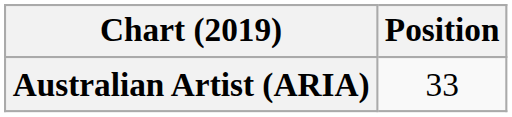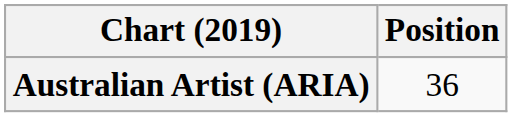(442, 83) 33 -> (442, 83) 36
